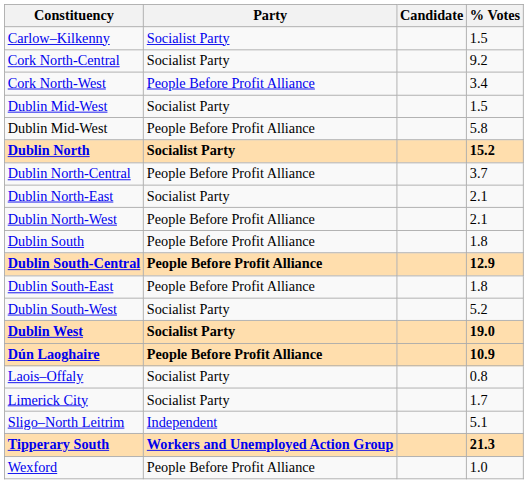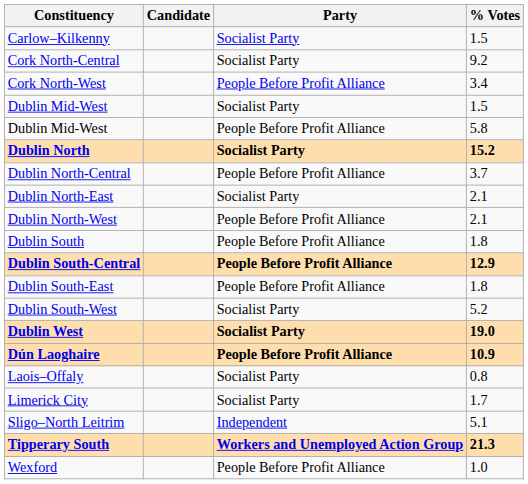columns swapped: (432, 15) <-> (270, 15)
